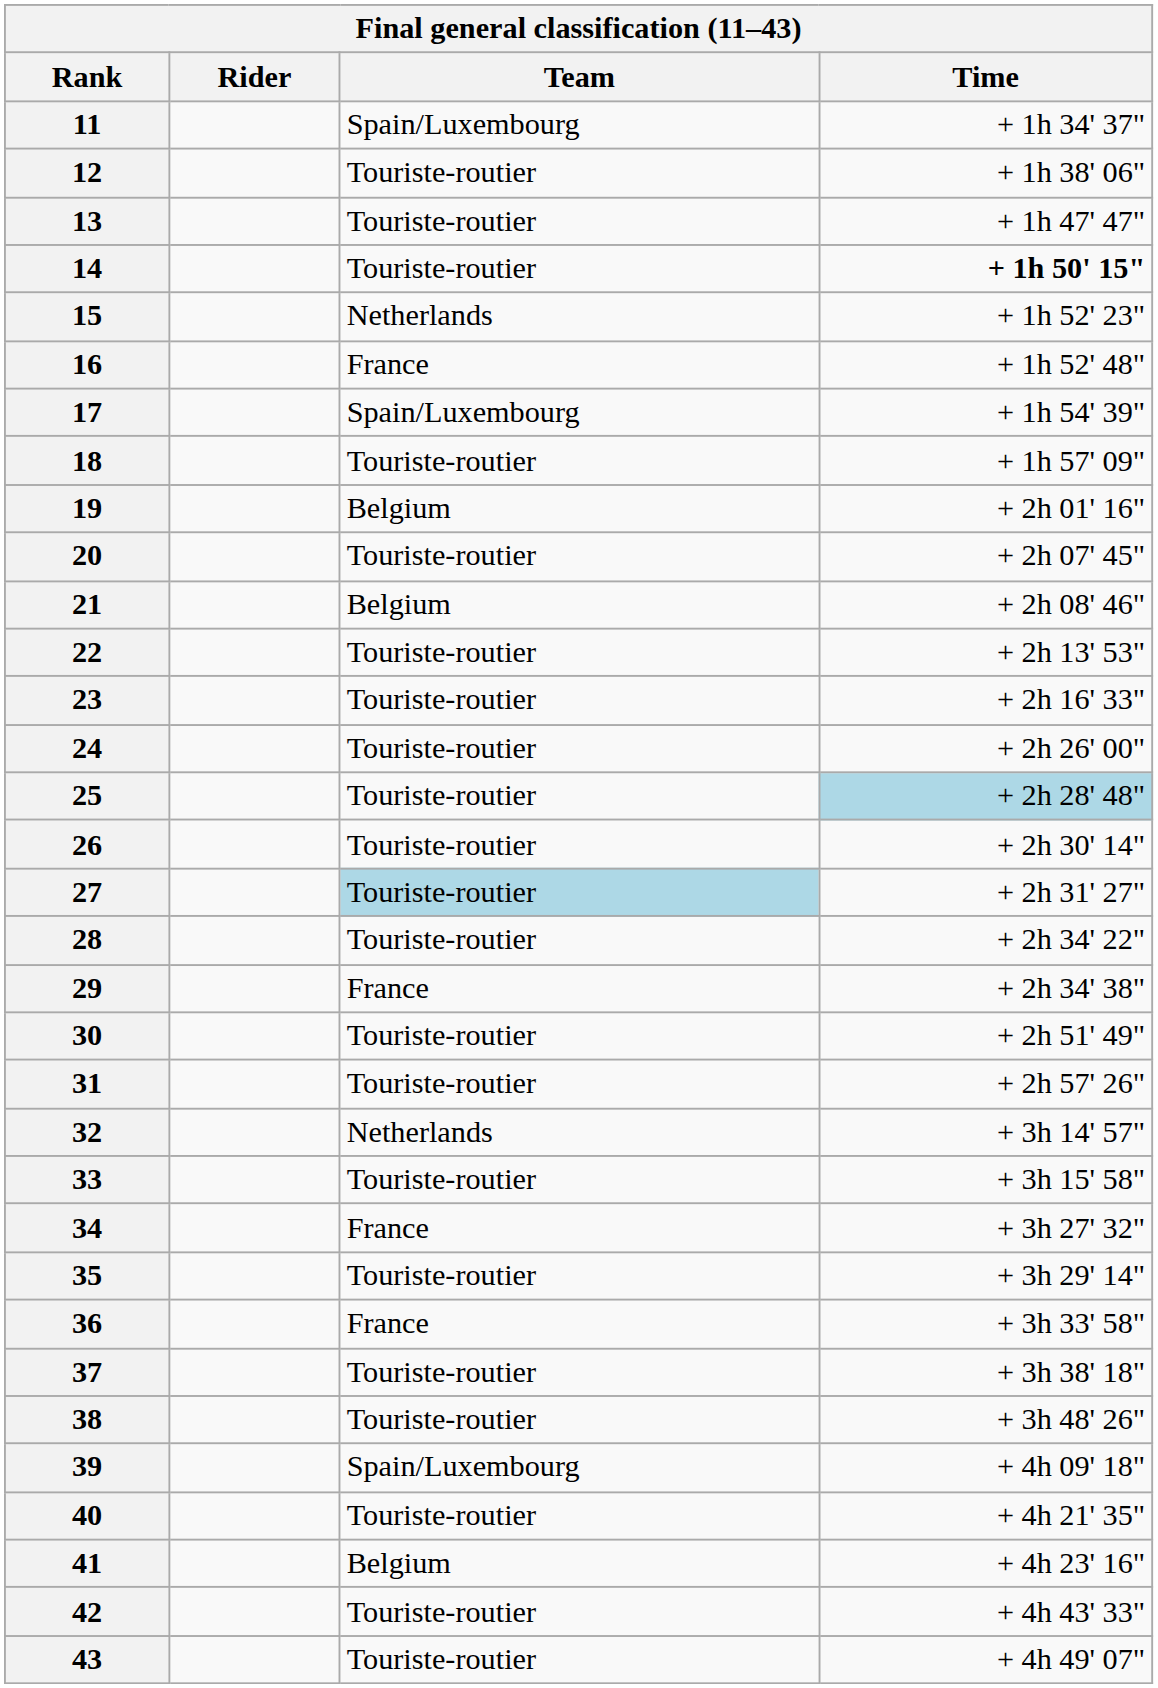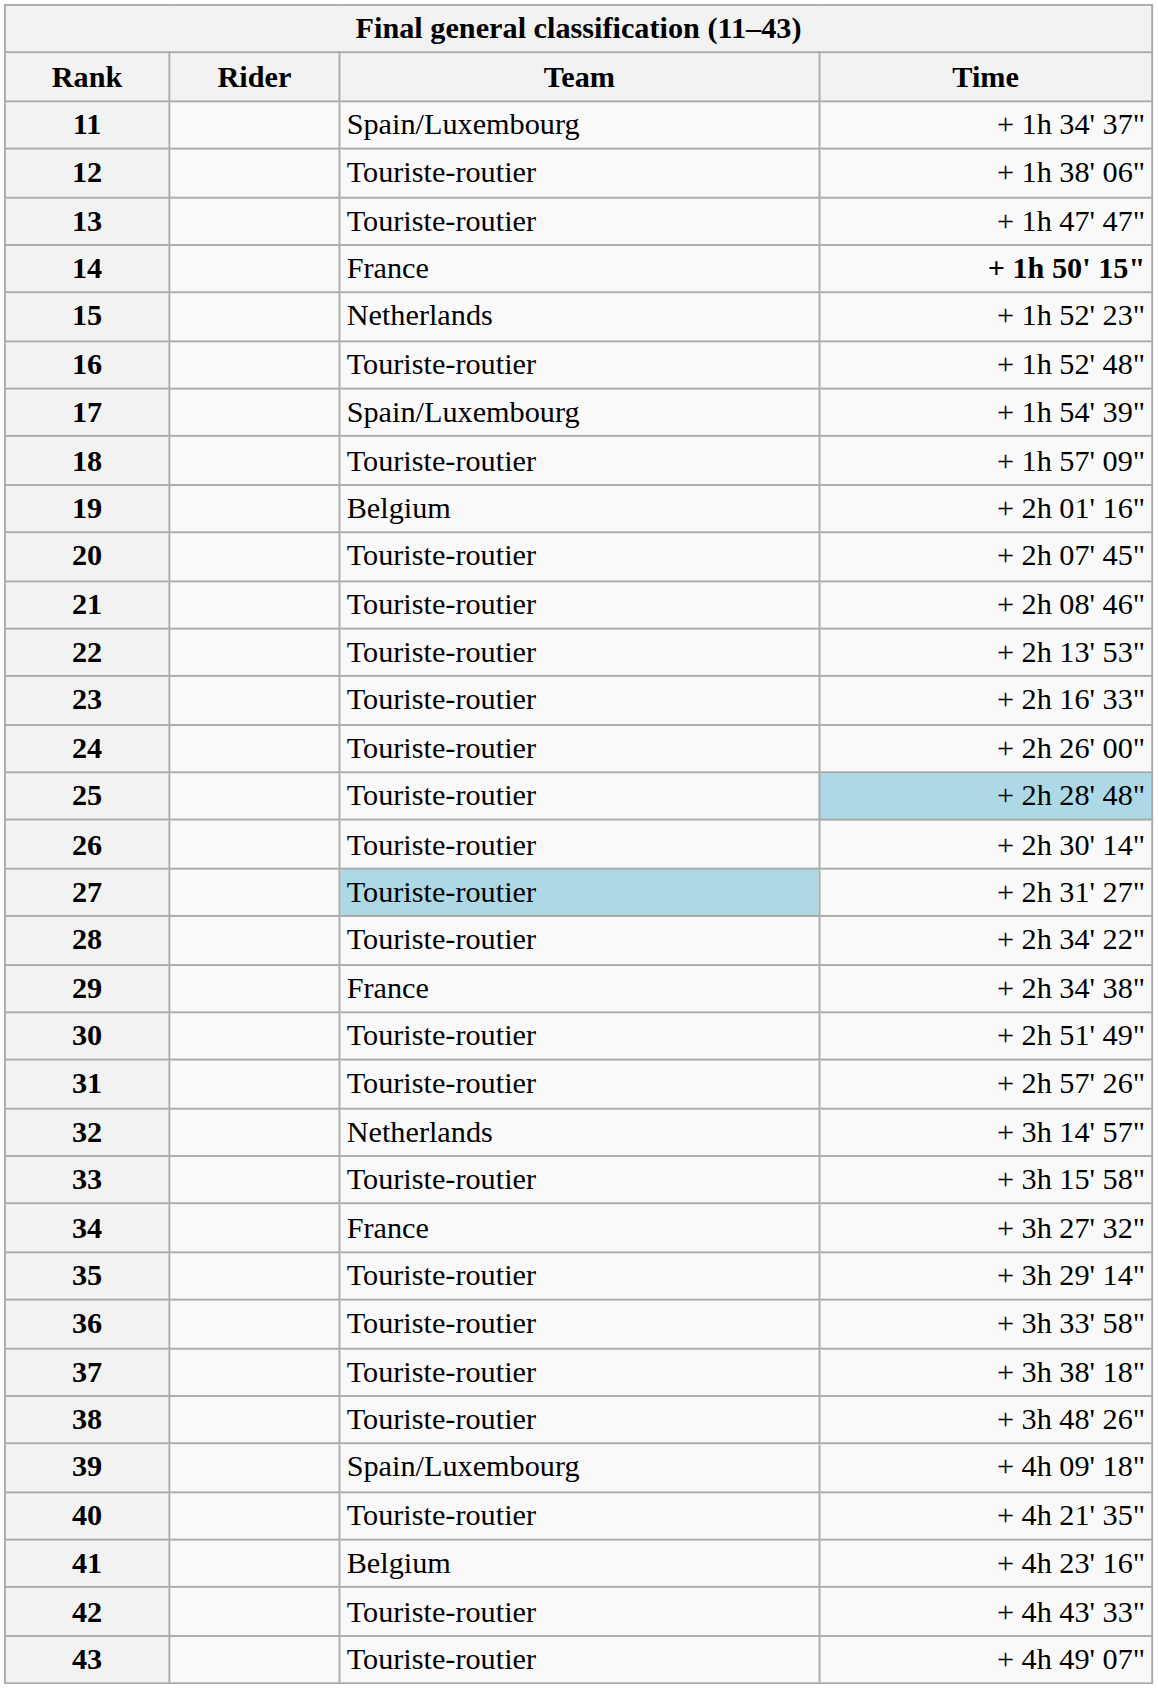(441, 268) Touriste-routier -> (388, 268) France
(388, 364) France -> (441, 364) Touriste-routier
(399, 603) Belgium -> (441, 603) Touriste-routier
(388, 1323) France -> (441, 1323) Touriste-routier
